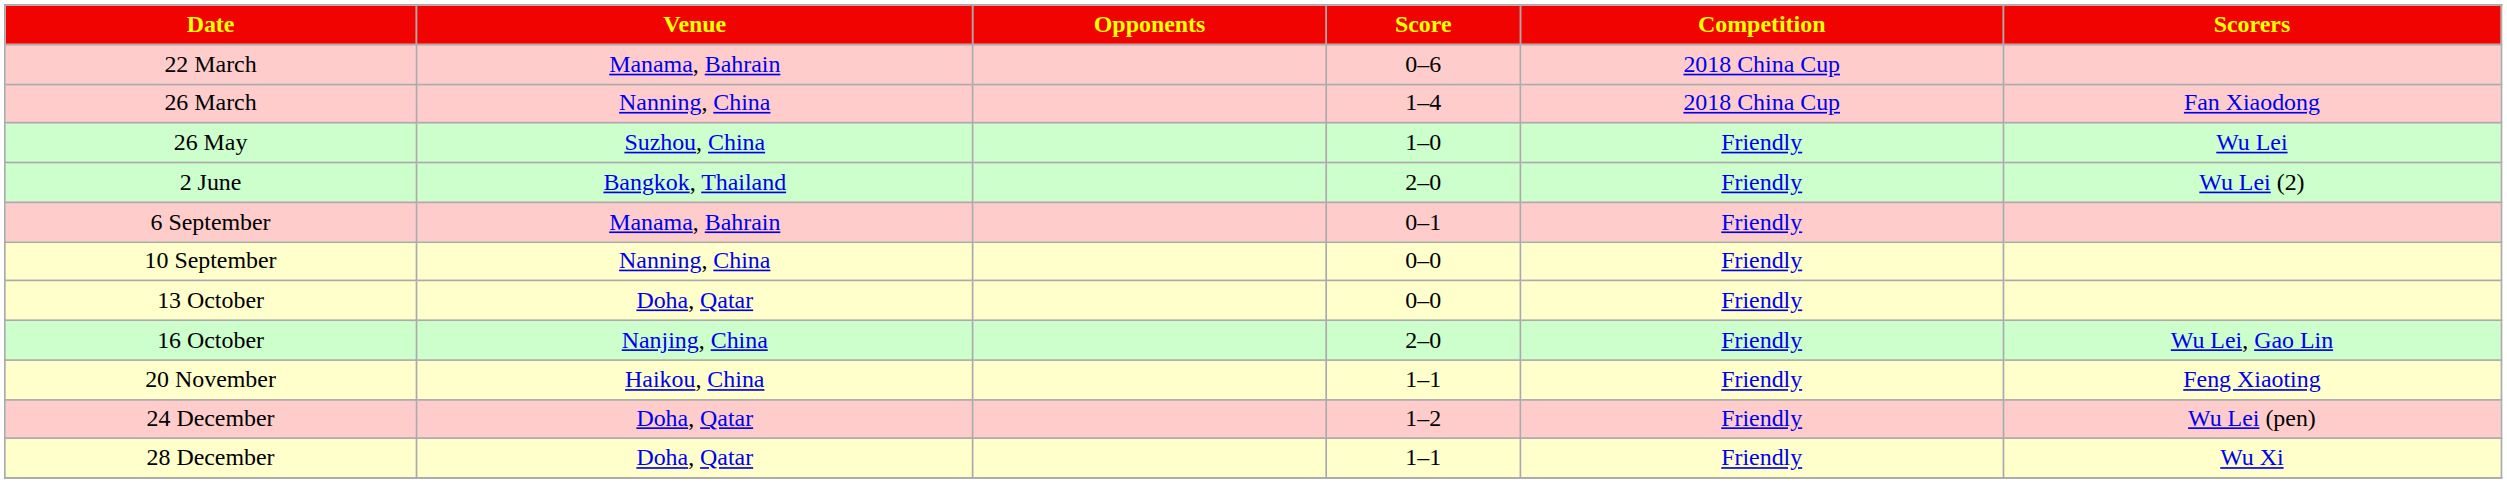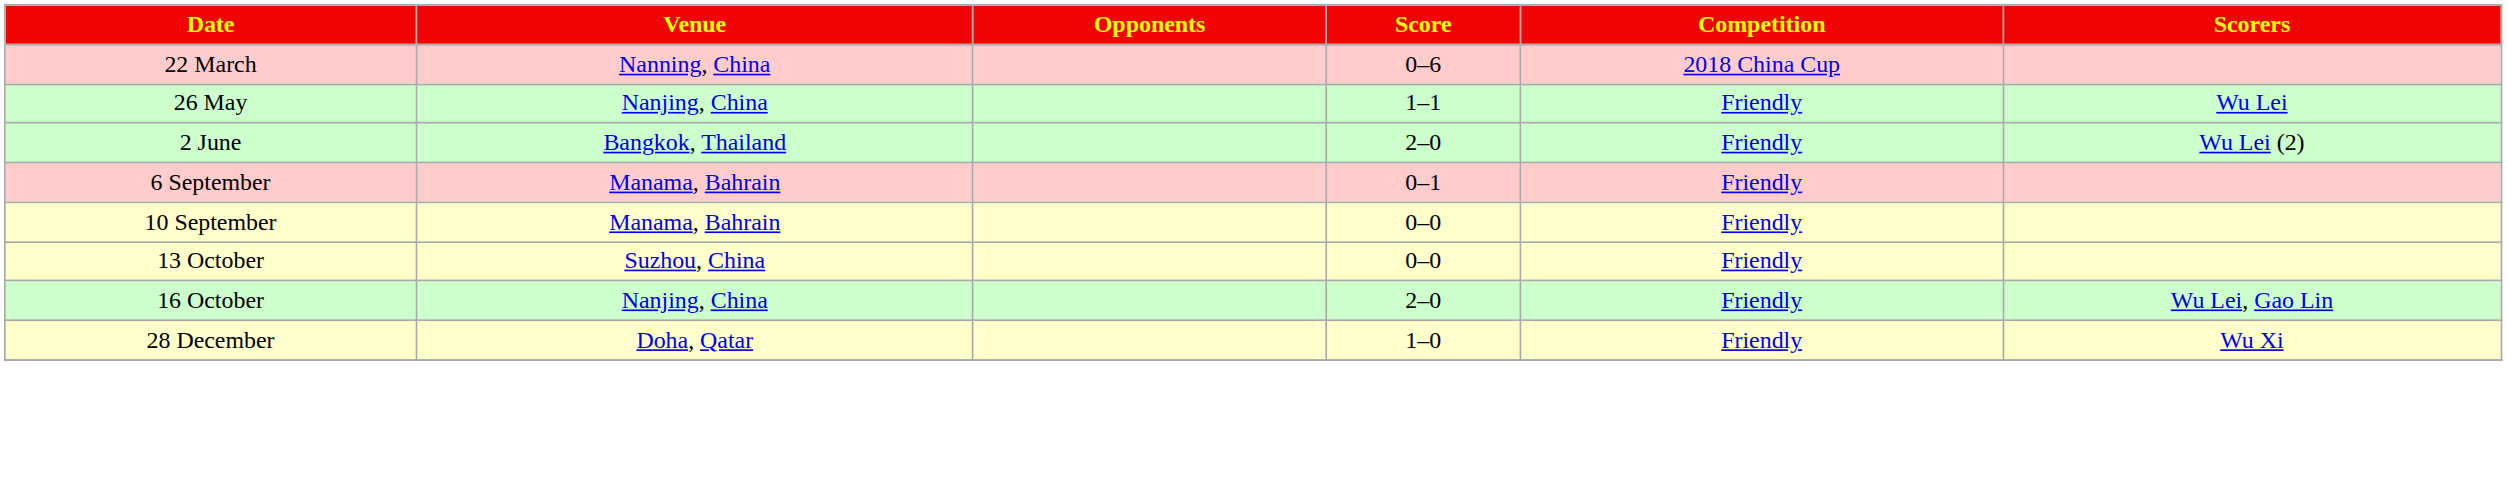(695, 64) Manama, Bahrain -> (695, 64) Nanning, China
- row: (211, 103)
(695, 142) Suzhou, China -> (695, 103) Nanjing, China
(1423, 142) 1–0 -> (1423, 103) 1–1
(695, 261) Nanning, China -> (695, 221) Manama, Bahrain
(695, 300) Doha, Qatar -> (695, 261) Suzhou, China
- row: (211, 379)
- row: (211, 418)
(1423, 458) 1–1 -> (1423, 340) 1–0
